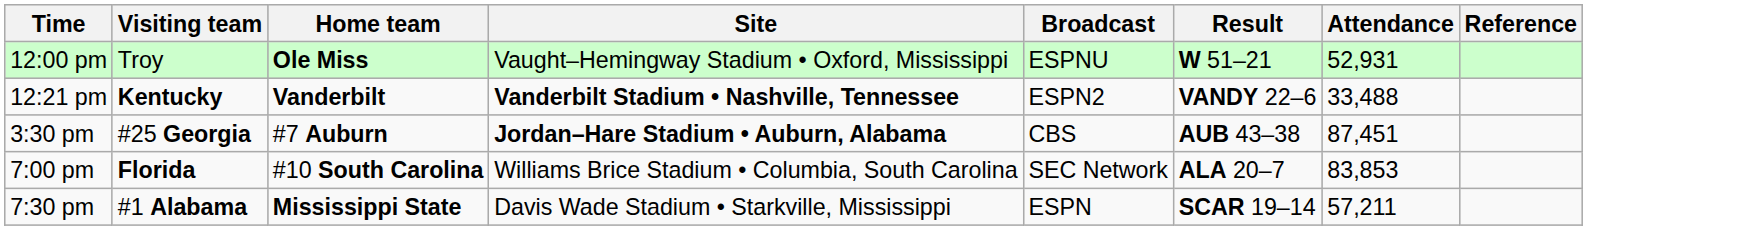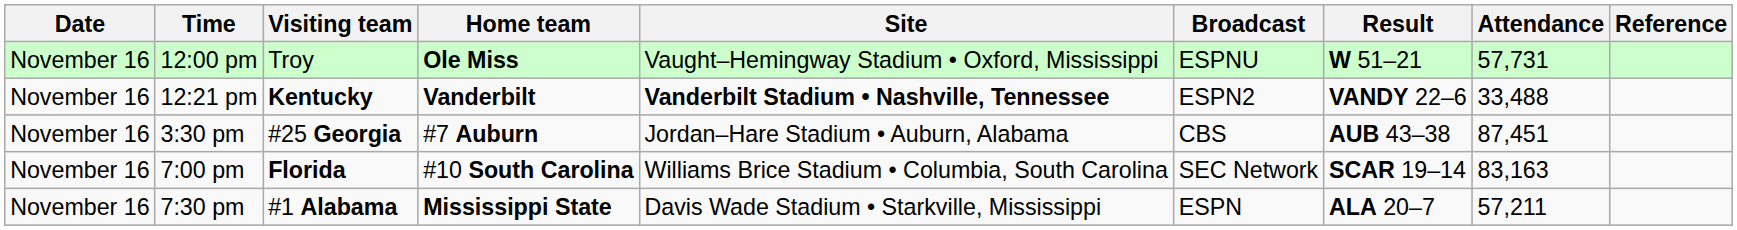+ column: (80, 23)
(1363, 60) 52,931 -> (1513, 60) 57,731
(720, 134) bold -> (857, 134) normal
(1232, 171) ALA 20–7 -> (1397, 171) SCAR 19–14
(1363, 171) 83,853 -> (1513, 171) 83,163
(1247, 207) SCAR 19–14 -> (1382, 207) ALA 20–7
